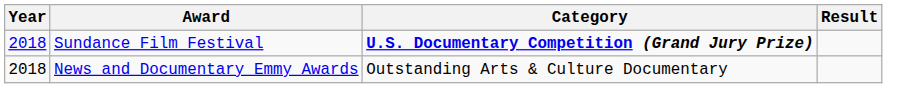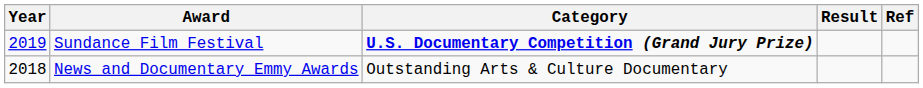+ column: (900, 18)
(27, 43) 2018 -> (27, 43) 2019
